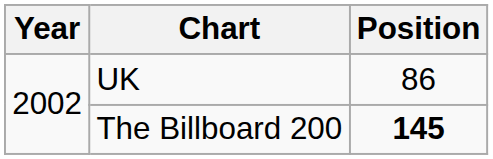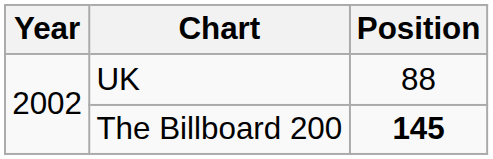(419, 79) 86 -> (419, 79) 88
